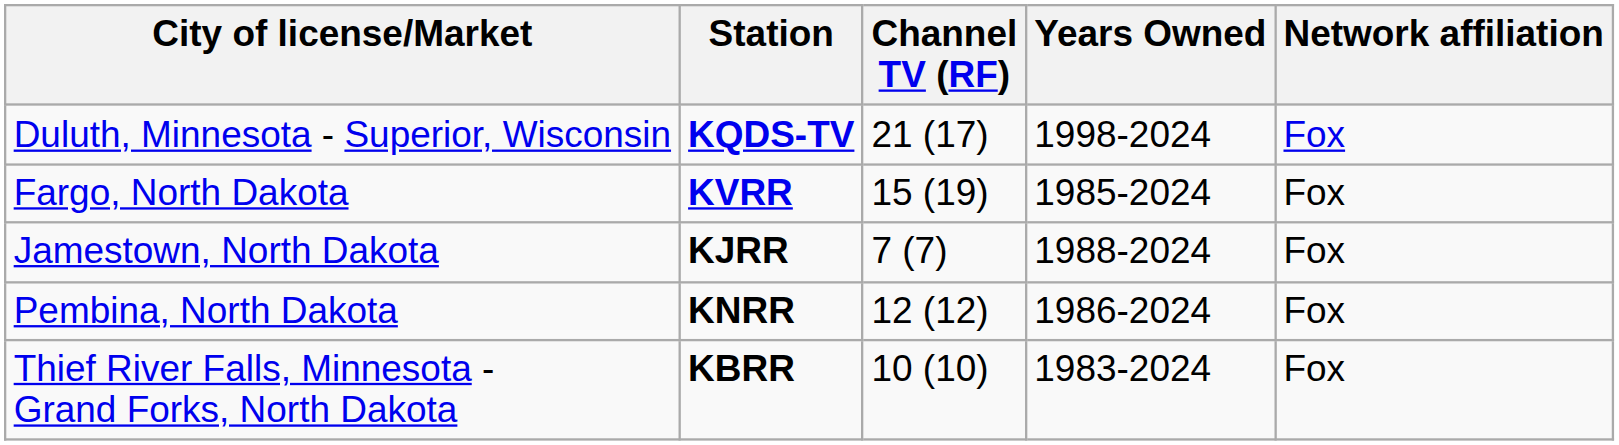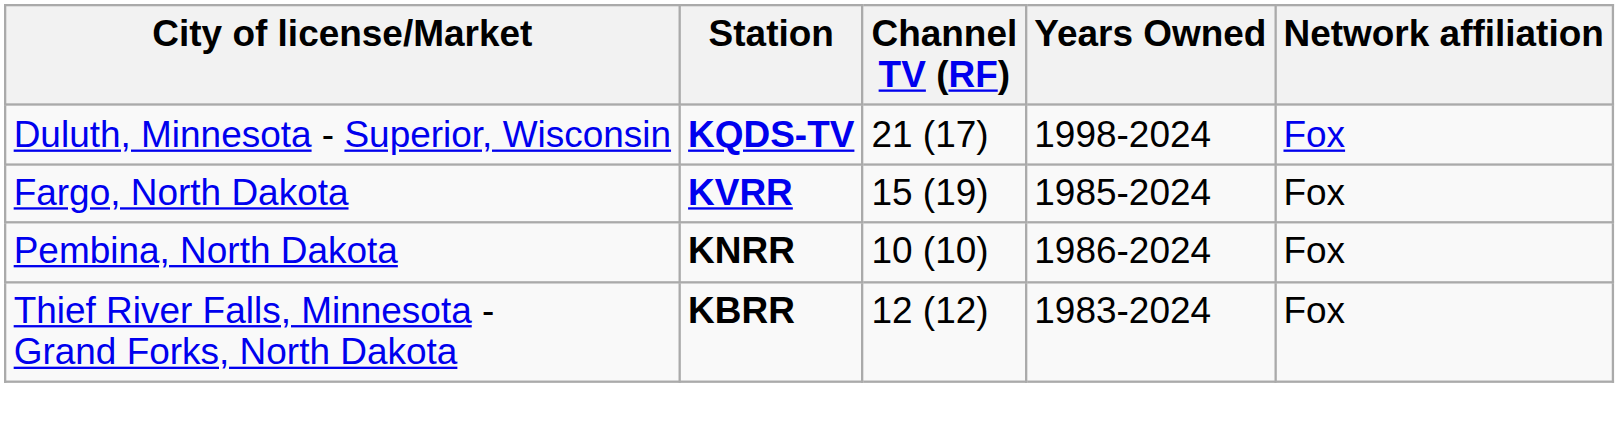- row: (226, 251)
(930, 309) 12 (12) -> (930, 251) 10 (10)
(930, 368) 10 (10) -> (930, 309) 12 (12)
